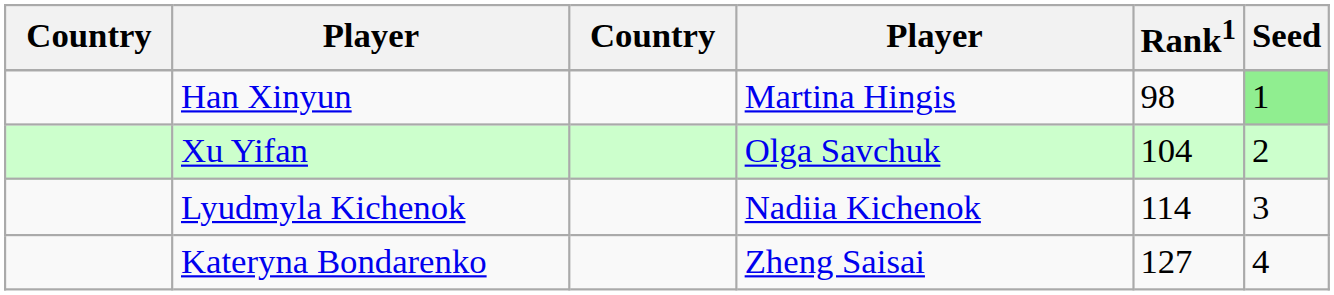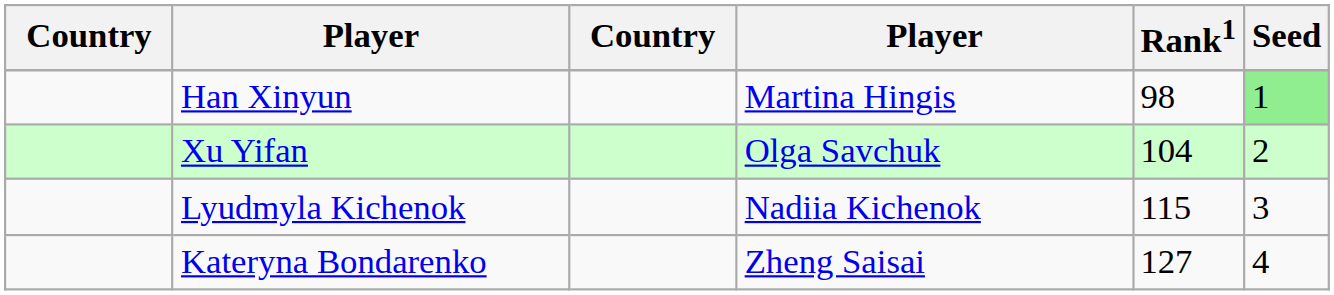(1166, 206) 114 -> (1166, 206) 115
